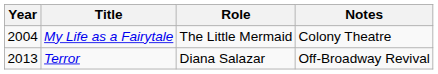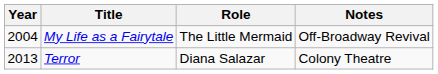(345, 36) Colony Theatre -> (364, 36) Off-Broadway Revival
(364, 58) Off-Broadway Revival -> (345, 58) Colony Theatre
